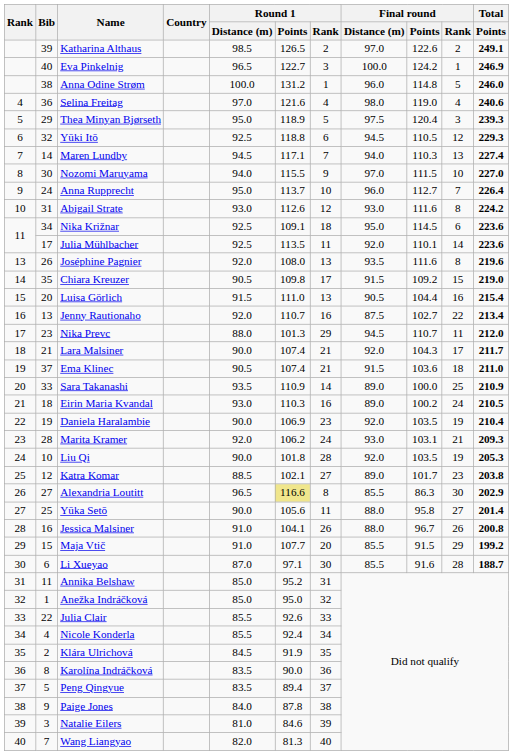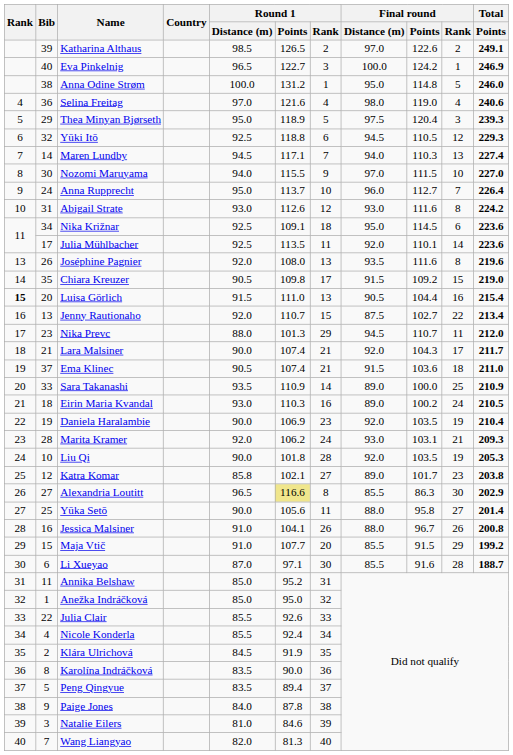(374, 84) 96.0 -> (374, 84) 95.0
(20, 297) normal -> (20, 297) bold
(326, 315) 16 -> (326, 315) 15
(242, 475) 88.5 -> (242, 475) 85.8
